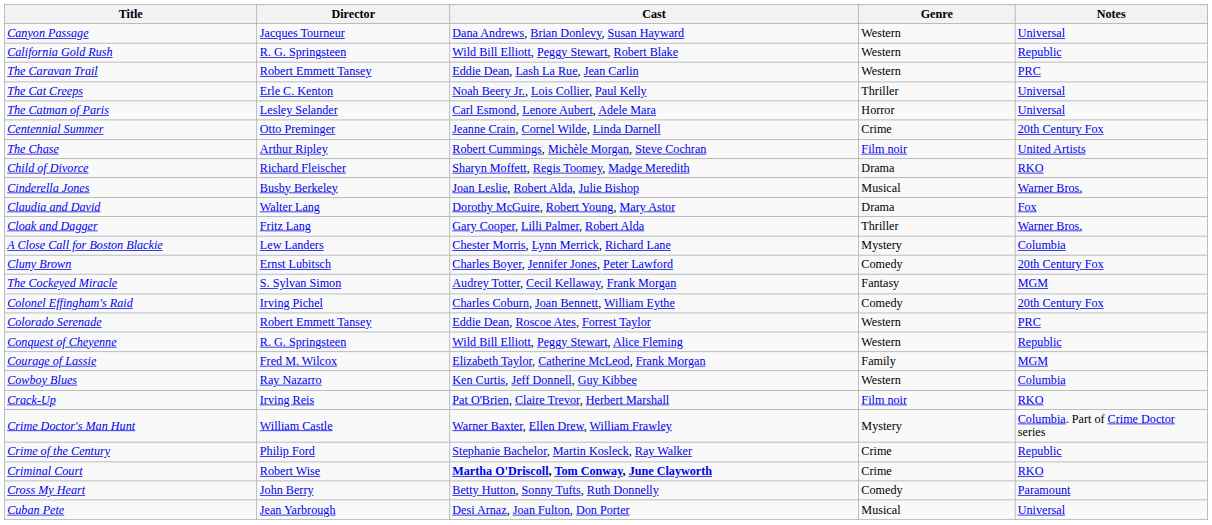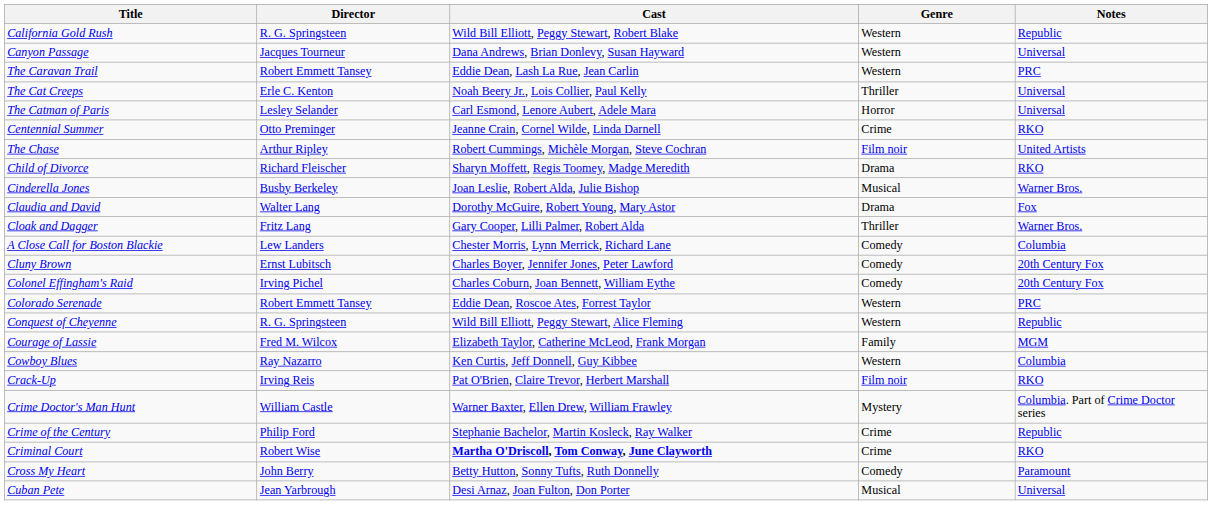rows swapped: (60, 52) <-> (48, 33)
(1061, 129) 20th Century Fox -> (1031, 129) RKO
(882, 245) Mystery -> (882, 245) Comedy
- row: (62, 284)
